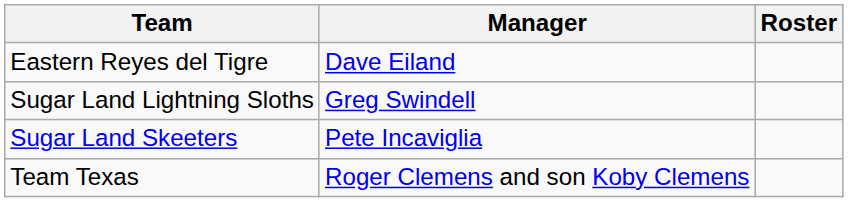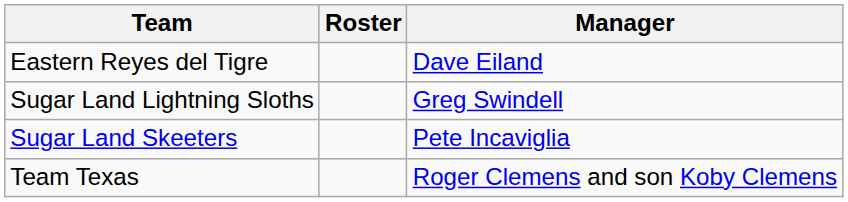columns swapped: (537, 23) <-> (799, 23)
